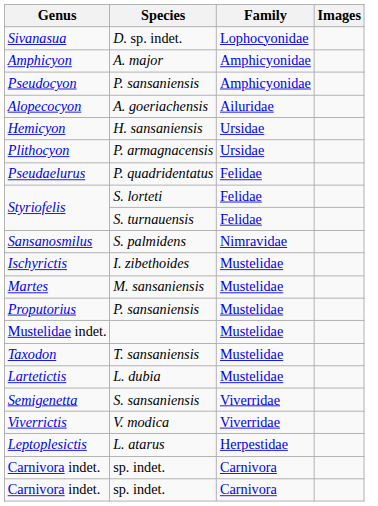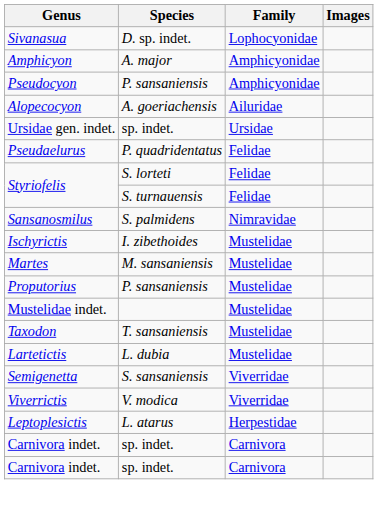- row: (37, 128)
+ row: (62, 128)
- row: (39, 151)
